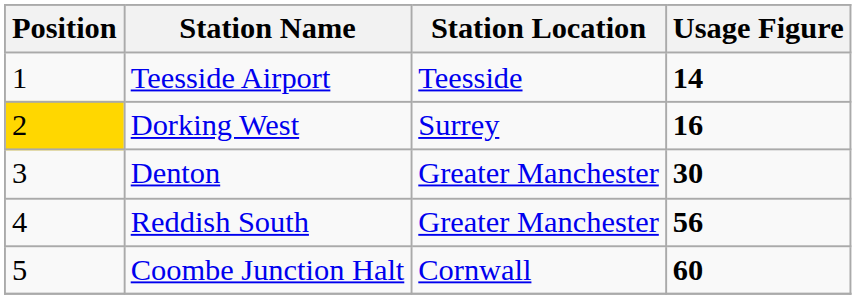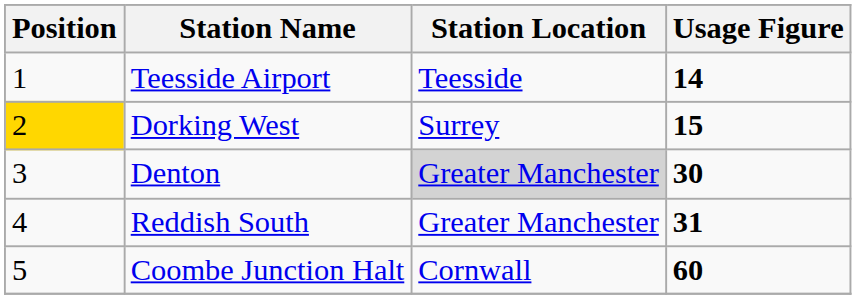(688, 125) 16 -> (688, 125) 15
(539, 173) no background -> (539, 173) lightgrey background
(688, 221) 56 -> (688, 221) 31
